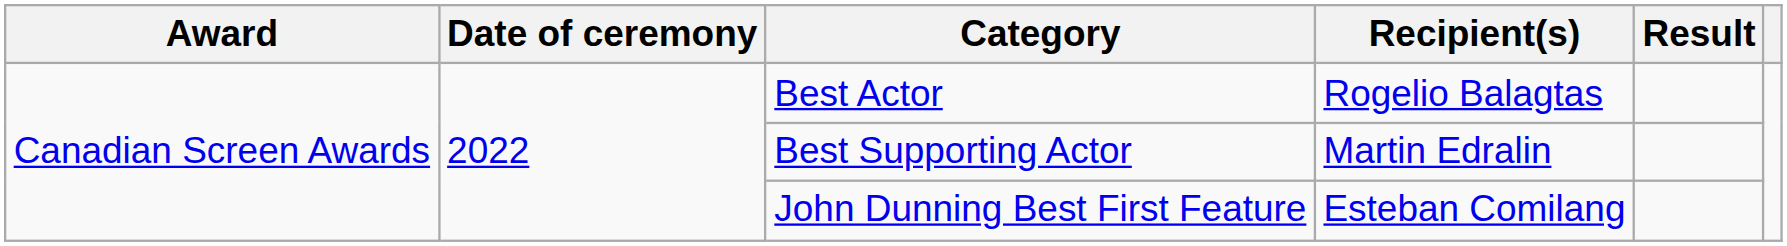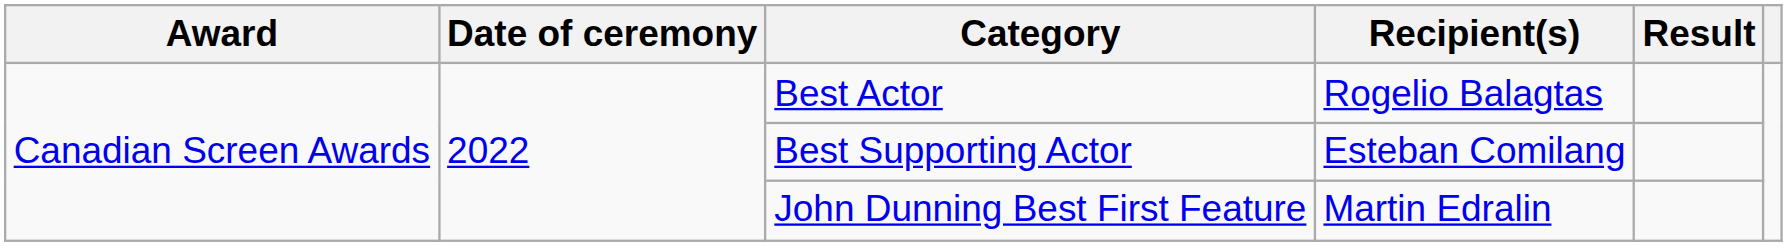(1437, 151) Martin Edralin -> (1474, 151) Esteban Comilang
(1474, 209) Esteban Comilang -> (1437, 209) Martin Edralin
